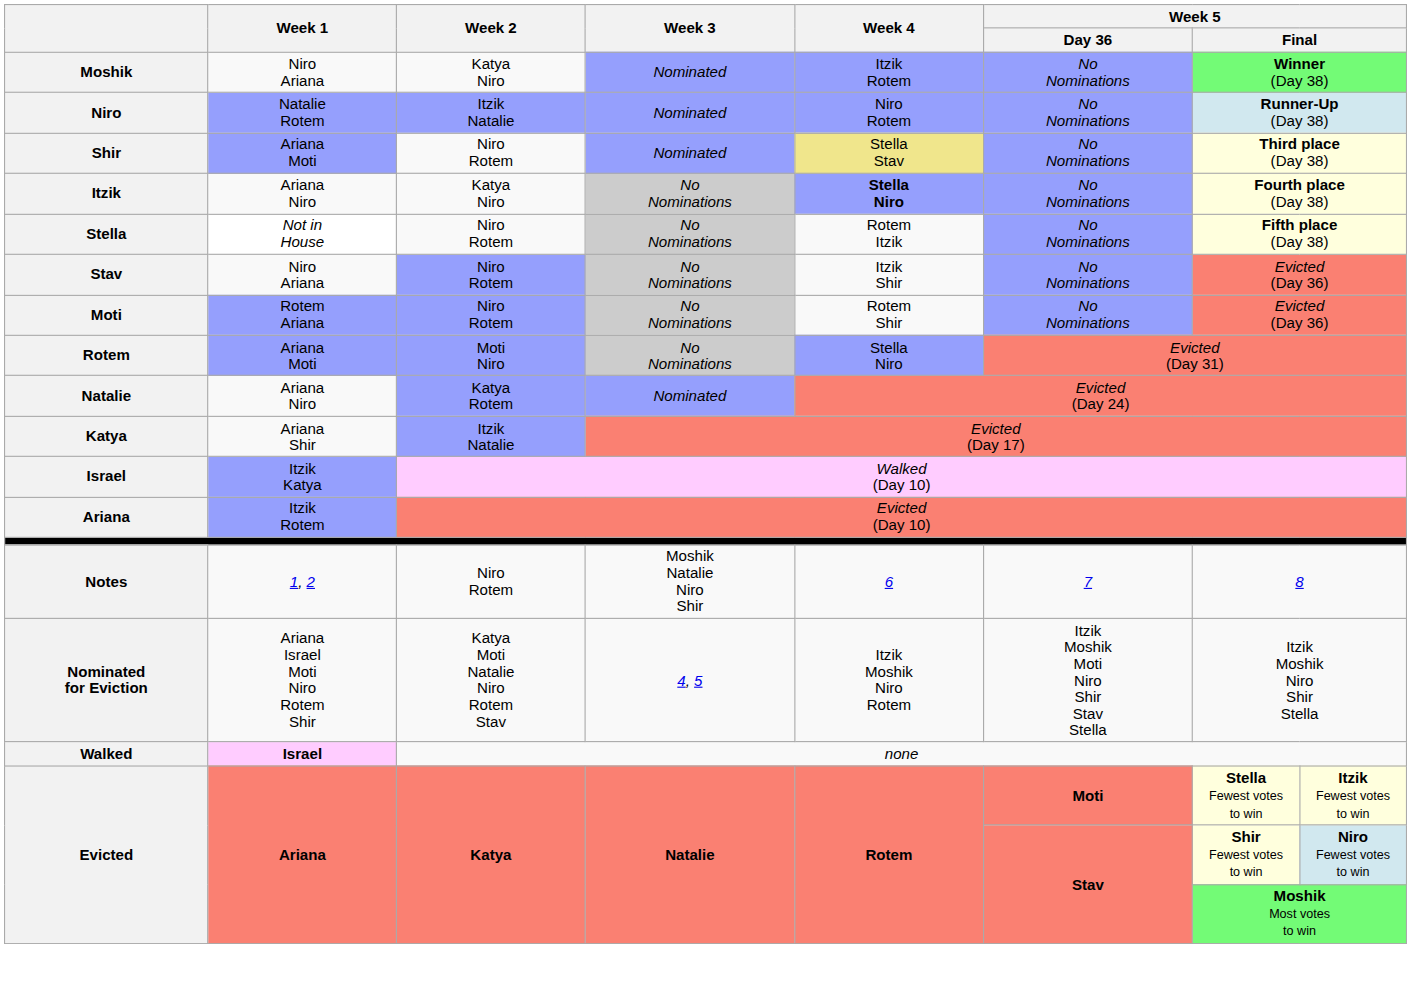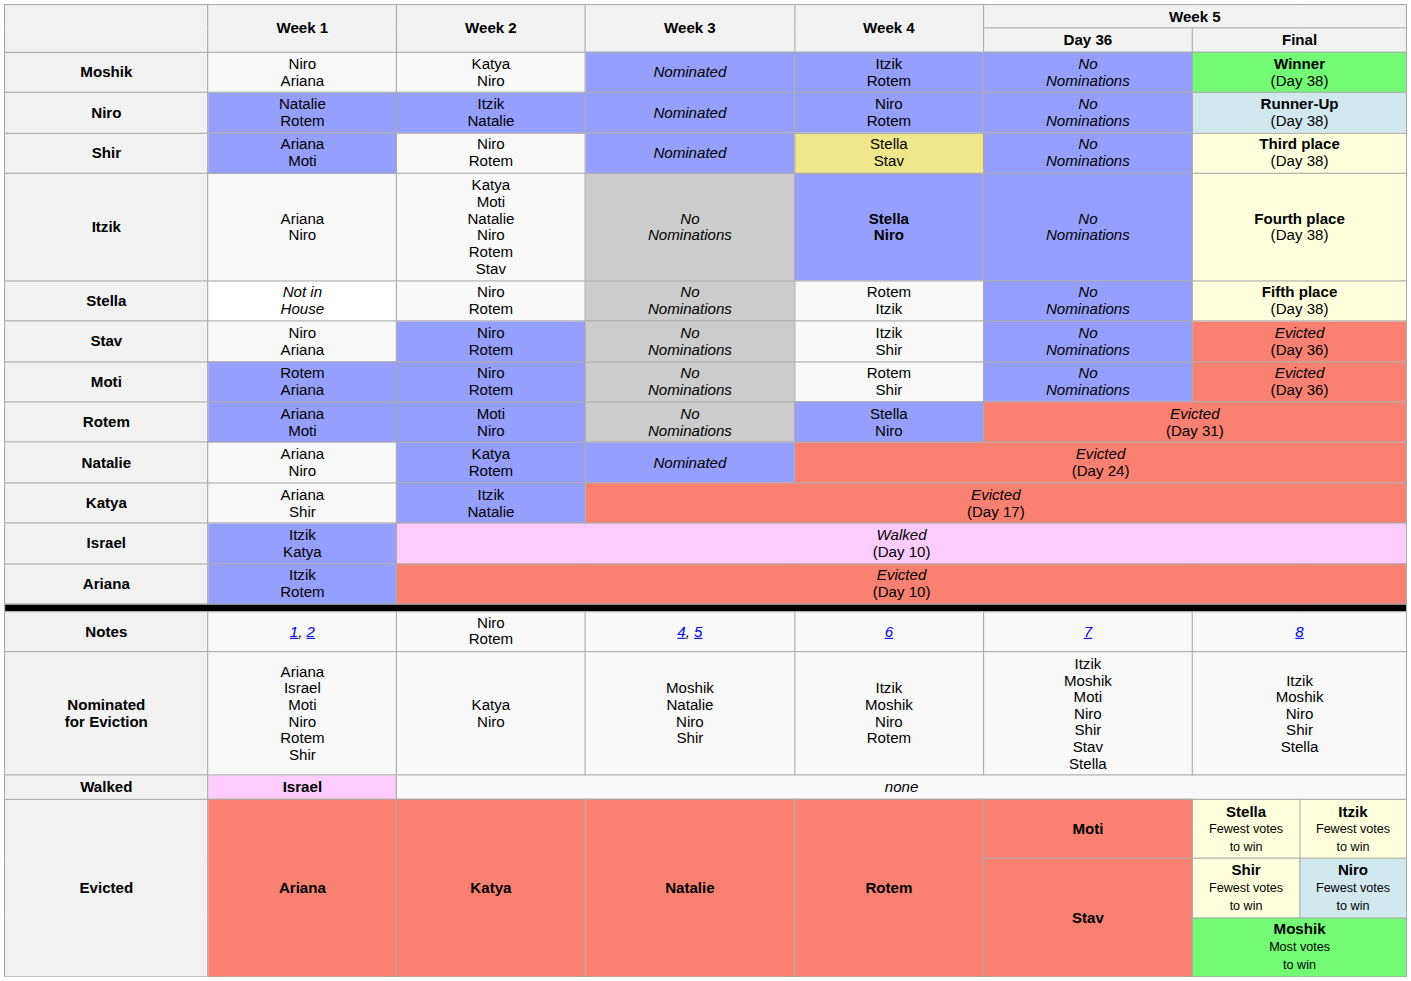(491, 193) Katya Niro -> (491, 227) Katya Moti Natalie Niro Rotem Stav
(690, 581) Moshik Natalie Niro Shir -> (690, 631) 4, 5
(491, 680) Katya Moti Natalie Niro Rotem Stav -> (491, 713) Katya Niro
(690, 680) 4, 5 -> (690, 713) Moshik Natalie Niro Shir
